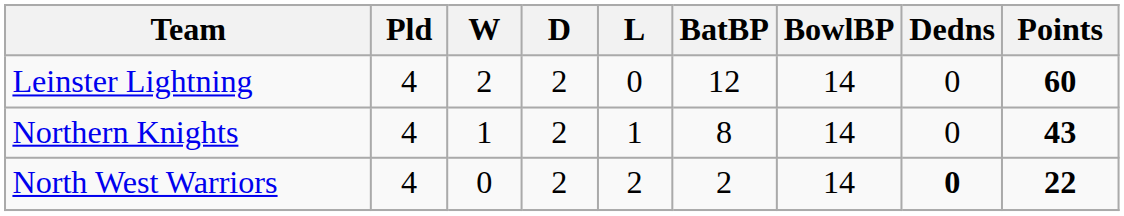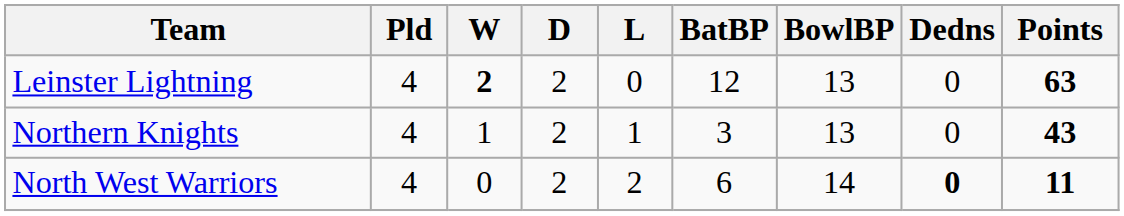(484, 81) normal -> (484, 81) bold
(839, 81) 14 -> (839, 81) 13
(1060, 81) 60 -> (1060, 81) 63
(724, 132) 8 -> (724, 132) 3
(839, 132) 14 -> (839, 132) 13
(724, 183) 2 -> (724, 183) 6
(1060, 183) 22 -> (1060, 183) 11
